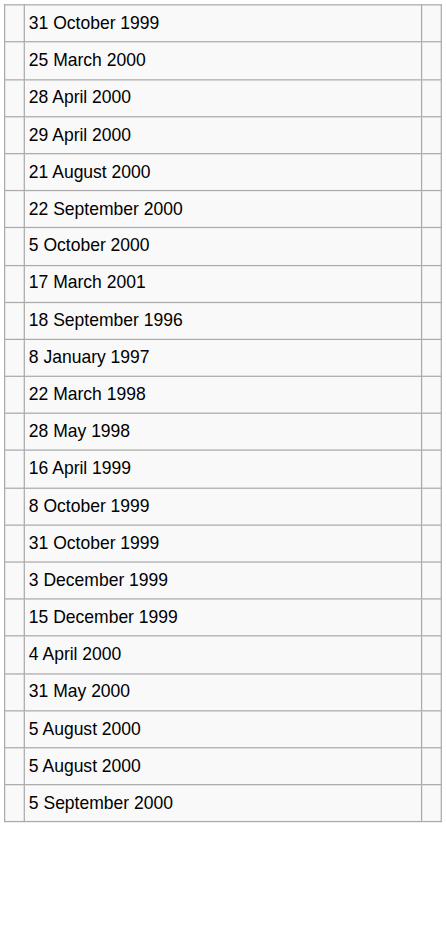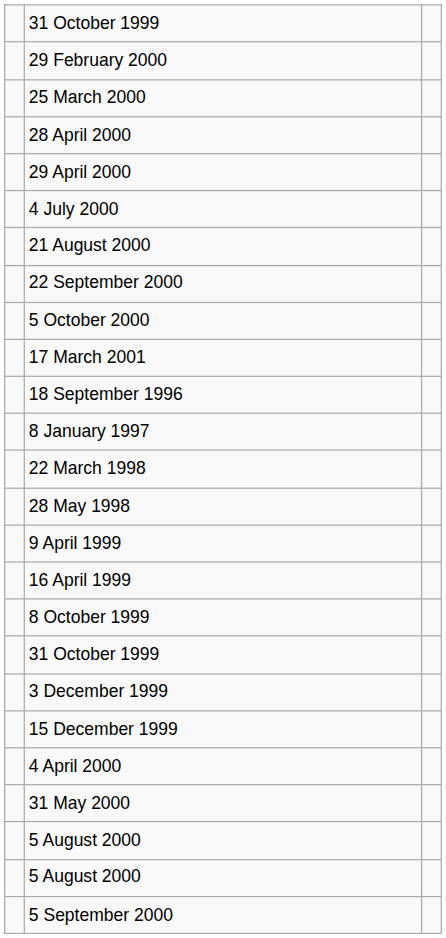+ row: (15, 61)
+ row: (15, 209)
+ row: (15, 544)
